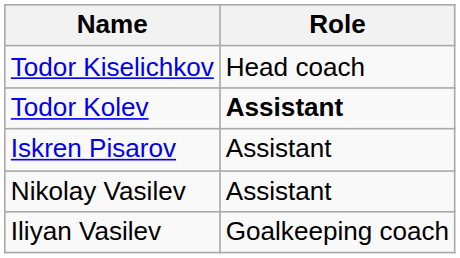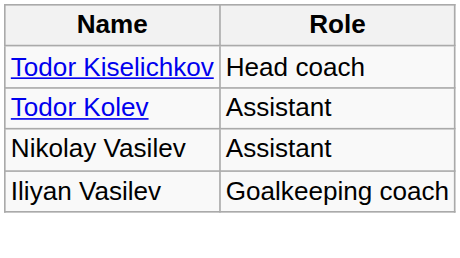(284, 107) bold -> (279, 107) normal
- row: (93, 149)
